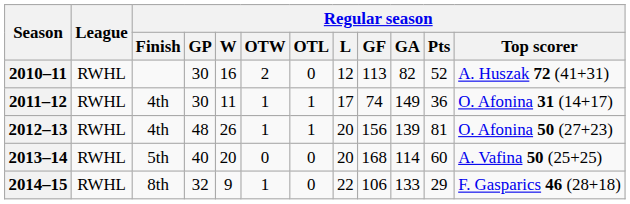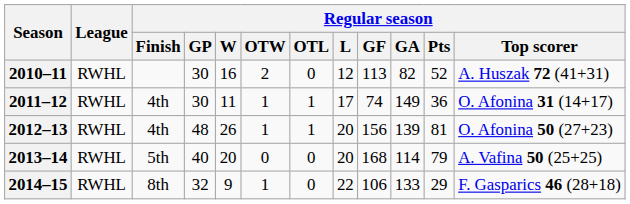(439, 157) 60 -> (439, 157) 79
